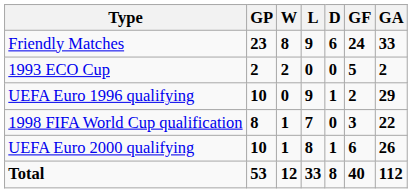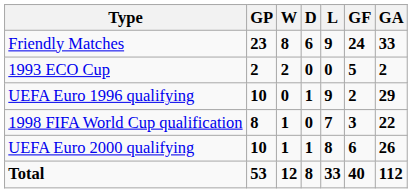columns swapped: (335, 17) <-> (313, 17)
